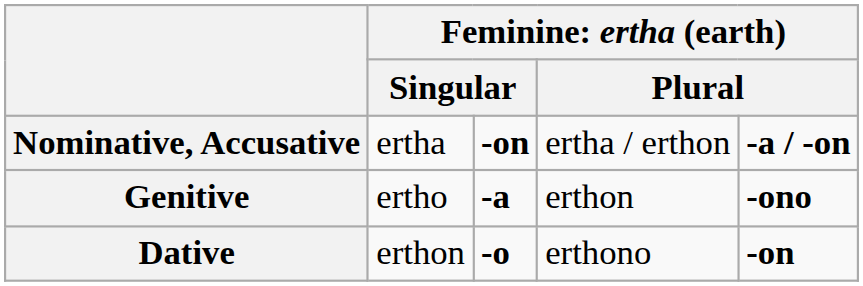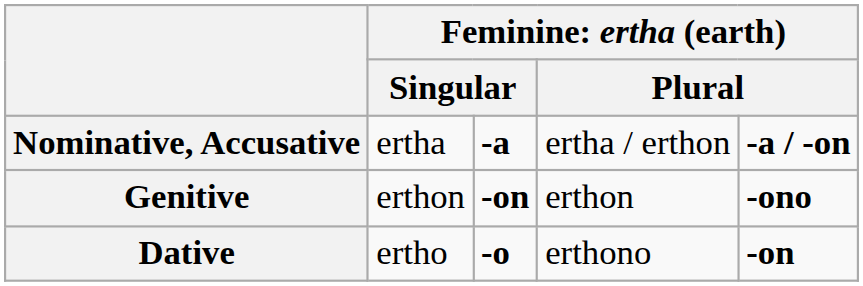(505, 142) -on -> (495, 142) -a
(412, 197) ertho -> (421, 197) erthon
(495, 197) -a -> (505, 197) -on
(421, 252) erthon -> (412, 252) ertho
